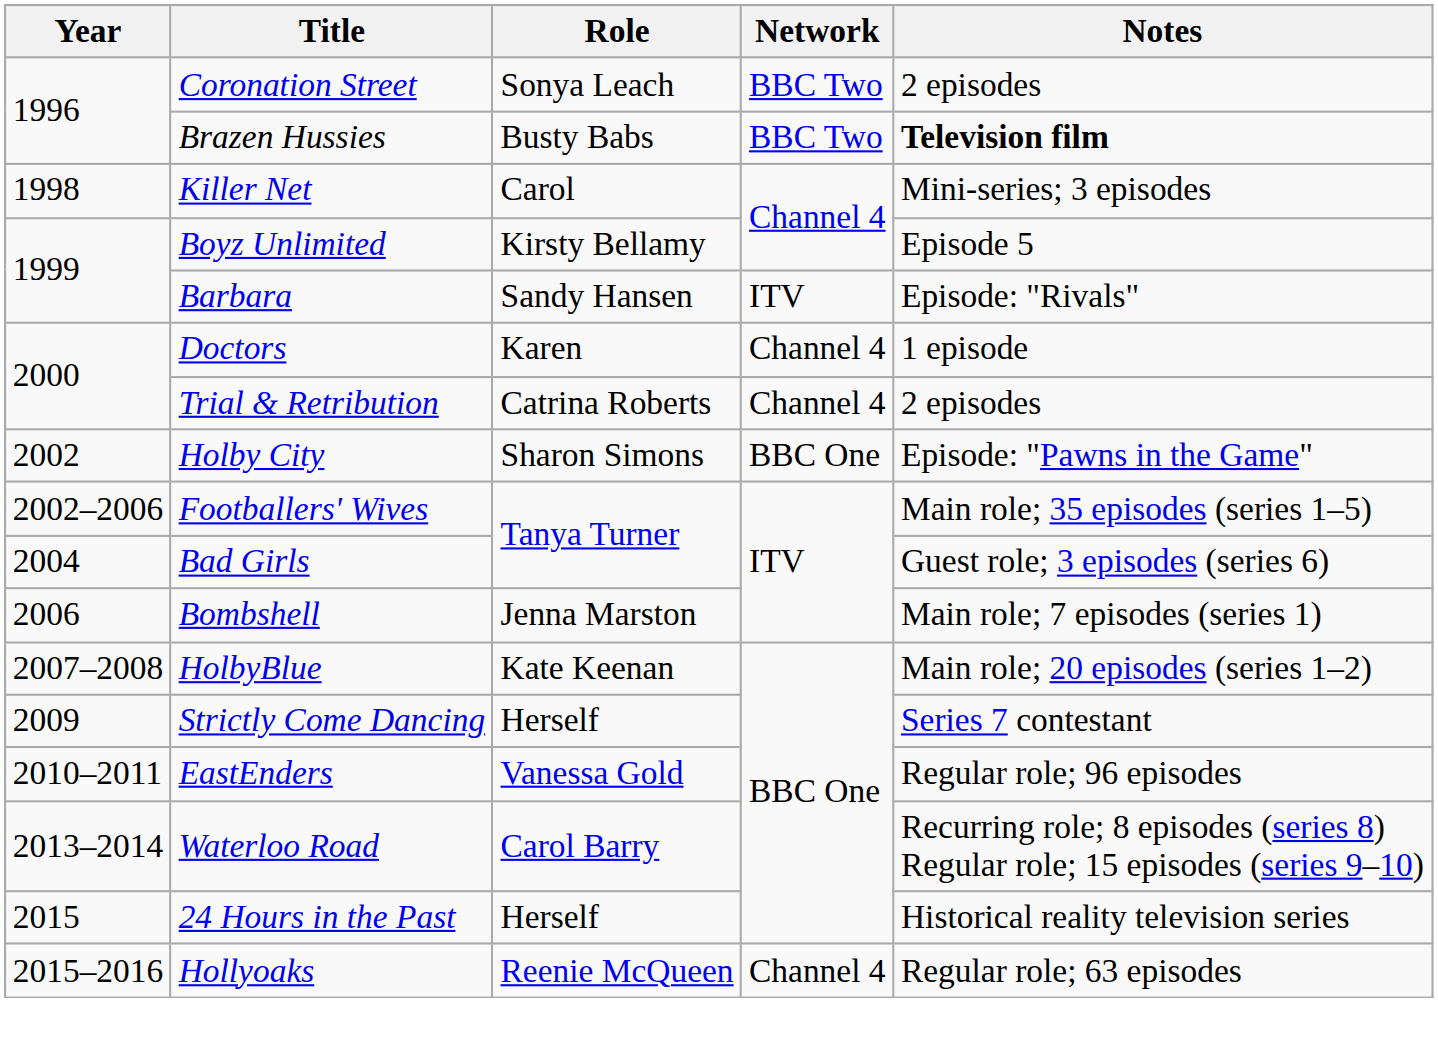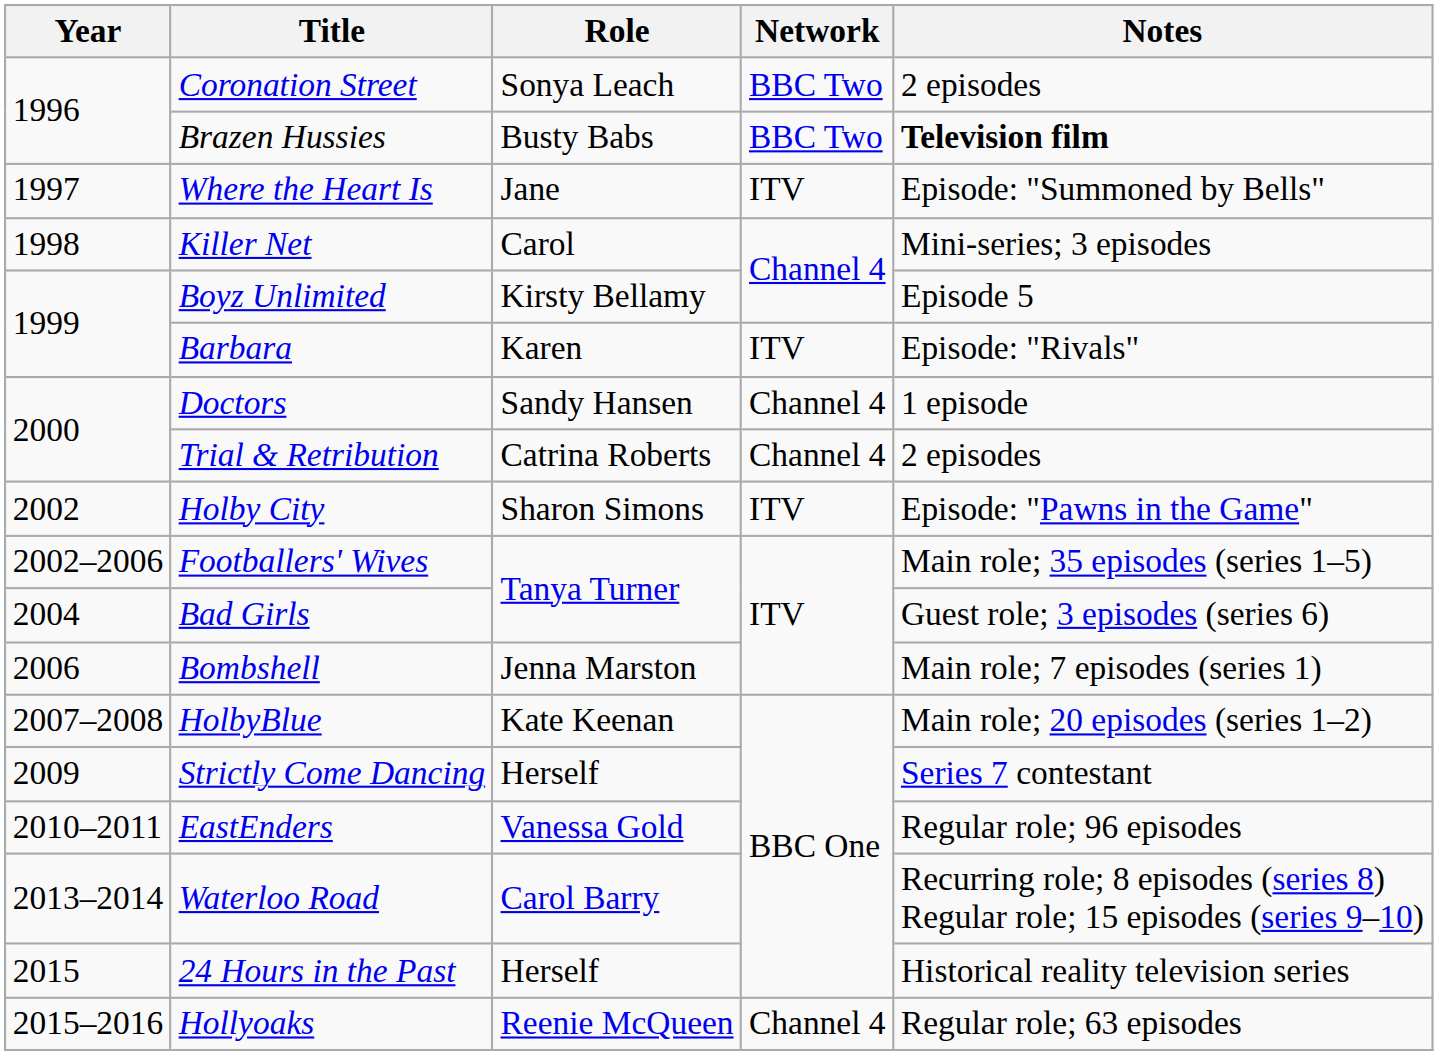+ row: (306, 190)
(597, 296) Sandy Hansen -> (541, 349) Karen
(541, 349) Karen -> (597, 402) Sandy Hansen
(815, 455) BBC One -> (777, 508) ITV
